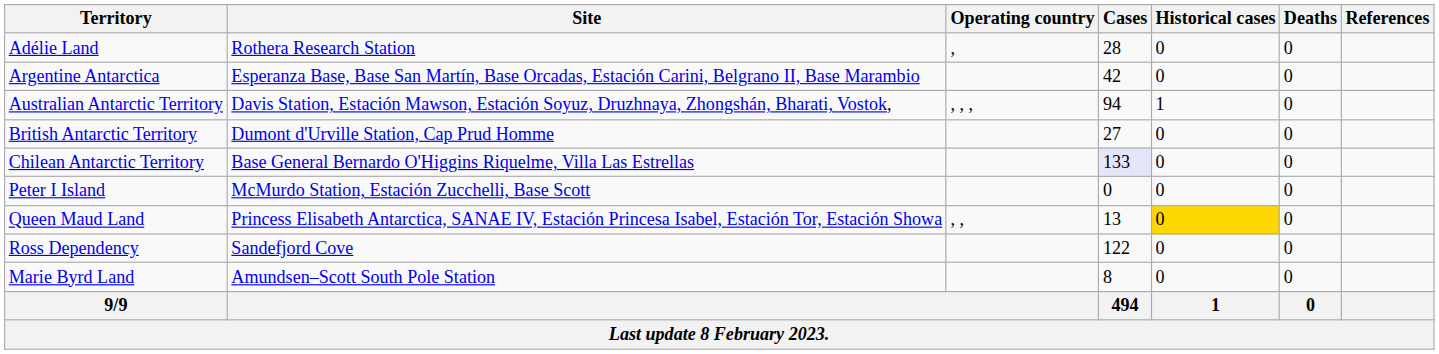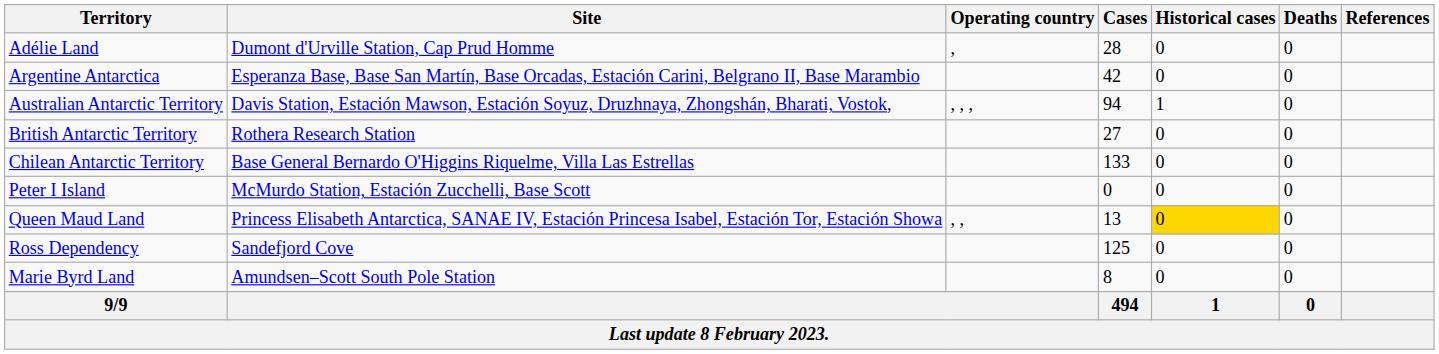(323, 47) Rothera Research Station -> (393, 47) Dumont d'Urville Station, Cap Prud Homme
(393, 133) Dumont d'Urville Station, Cap Prud Homme -> (323, 133) Rothera Research Station
(1117, 162) lavender background -> (1117, 162) no background
(1117, 248) 122 -> (1117, 248) 125
